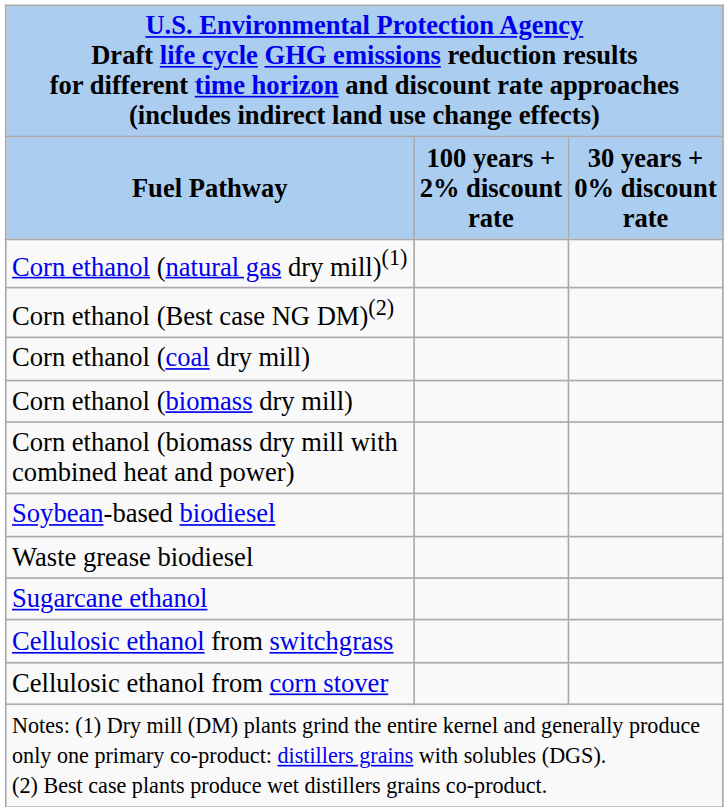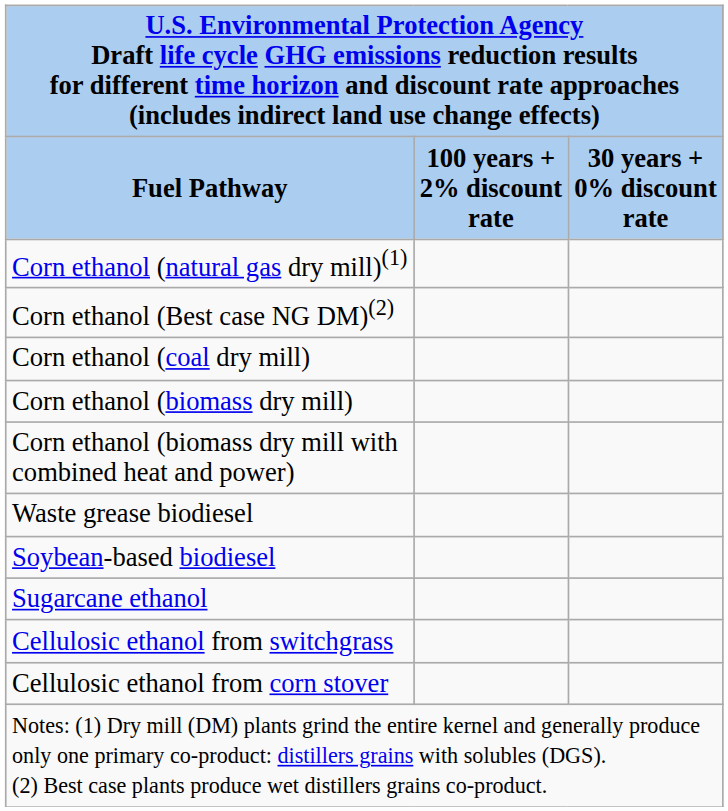rows swapped: (144, 514) <-> (133, 556)
